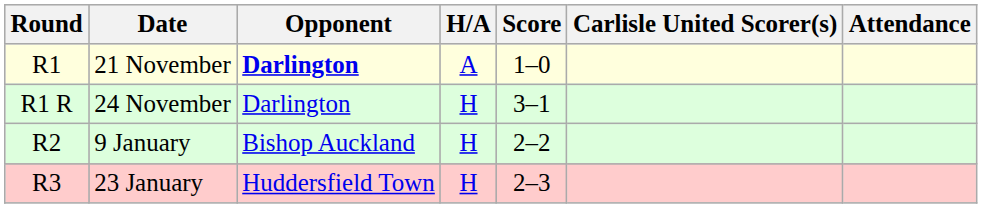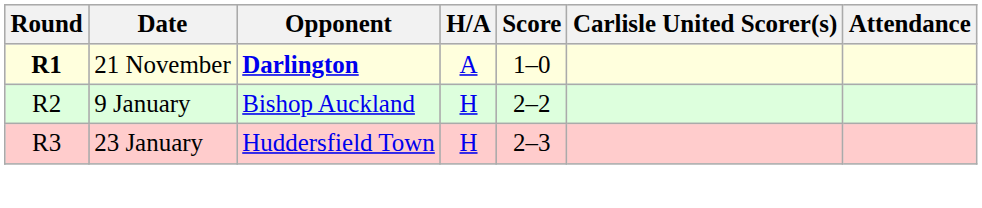(47, 63) normal -> (47, 63) bold
- row: (162, 103)
